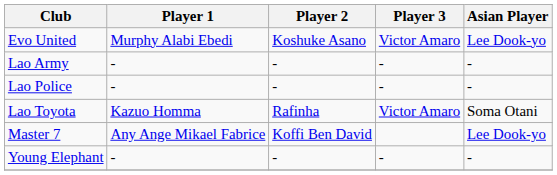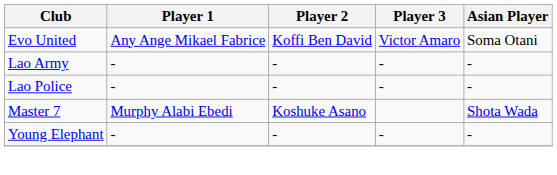(172, 39) Murphy Alabi Ebedi -> (188, 39) Any Ange Mikael Fabrice
(319, 39) Koshuke Asano -> (322, 39) Koffi Ben David
(506, 39) Lee Dook-yo -> (502, 39) Soma Otani
- row: (42, 110)
(188, 134) Any Ange Mikael Fabrice -> (172, 110) Murphy Alabi Ebedi
(322, 134) Koffi Ben David -> (319, 110) Koshuke Asano
(506, 134) Lee Dook-yo -> (502, 110) Shota Wada
